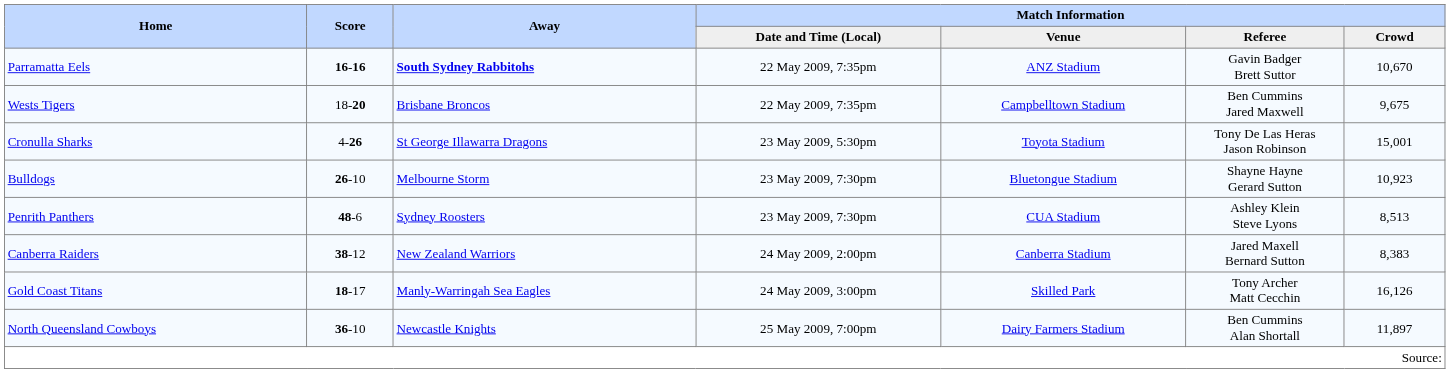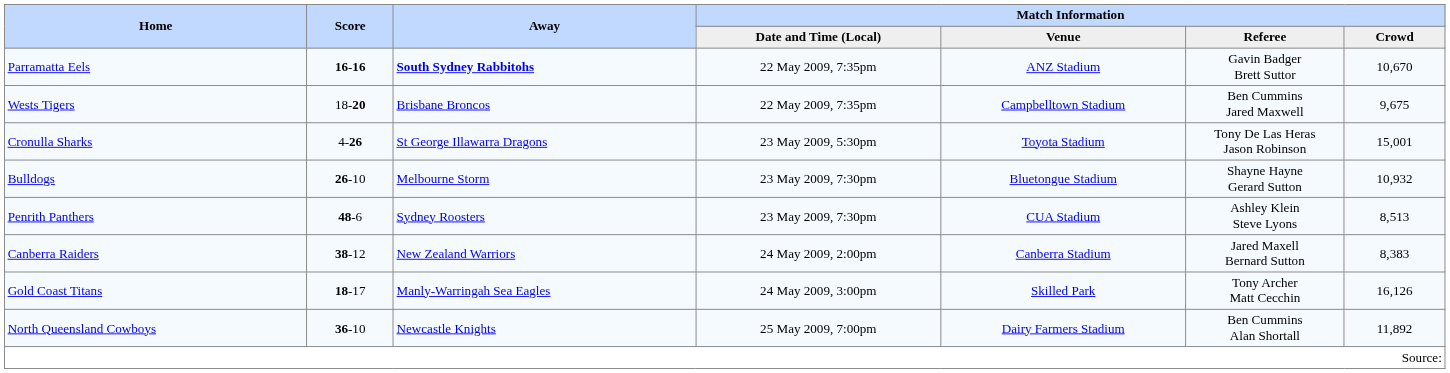(1395, 178) 10,923 -> (1395, 178) 10,932
(1395, 328) 11,897 -> (1395, 328) 11,892
